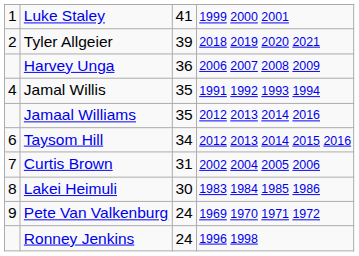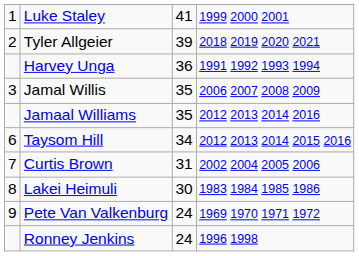(260, 66) 2006 2007 2008 2009 -> (260, 66) 1991 1992 1993 1994
(12, 90) 4 -> (12, 90) 3
(260, 91) 1991 1992 1993 1994 -> (260, 91) 2006 2007 2008 2009
